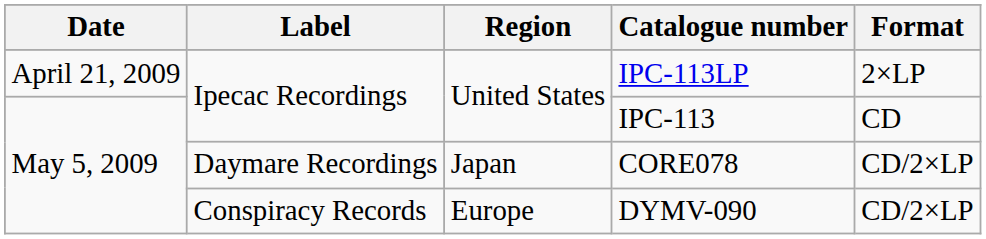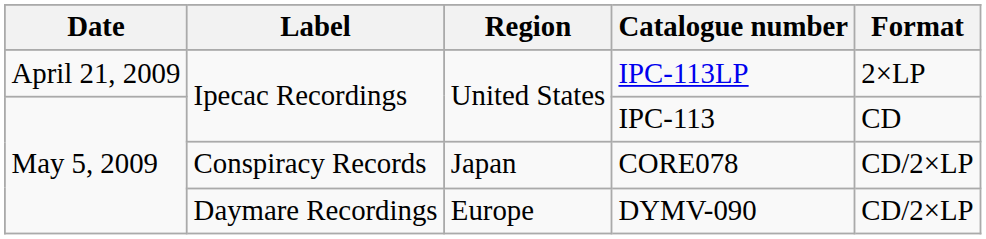(316, 164) Daymare Recordings -> (310, 164) Conspiracy Records
(310, 210) Conspiracy Records -> (316, 210) Daymare Recordings
